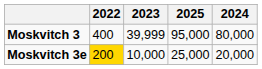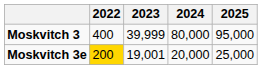columns swapped: (235, 14) <-> (190, 14)
(146, 54) 10,000 -> (146, 54) 19,001
